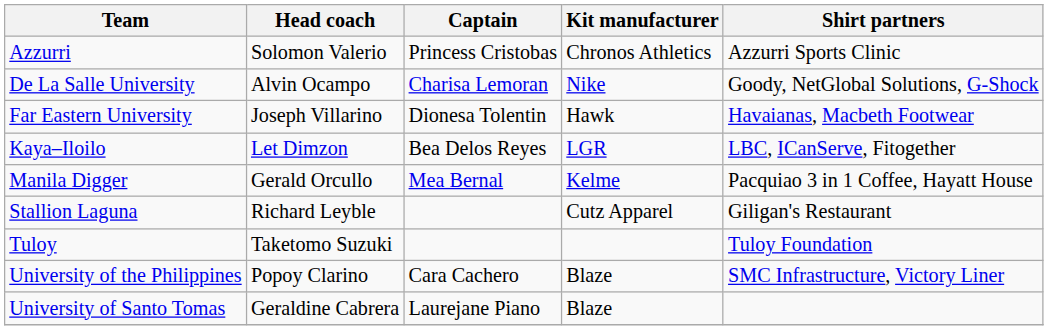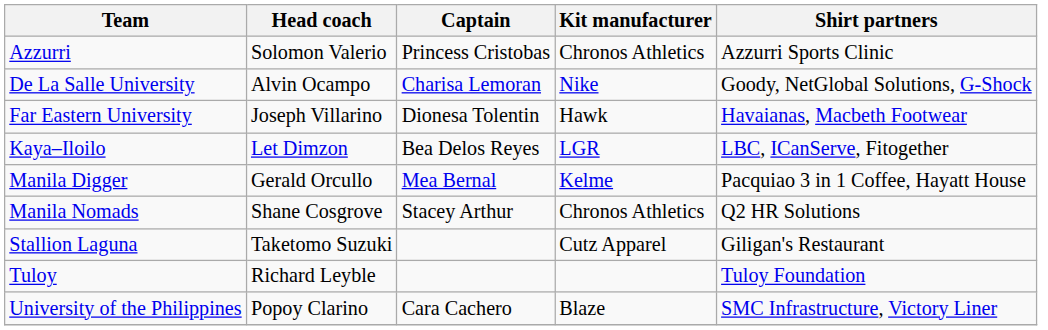+ row: (74, 212)
(313, 212) Richard Leyble -> (322, 244) Taketomo Suzuki
(322, 244) Taketomo Suzuki -> (313, 276) Richard Leyble
- row: (117, 308)
